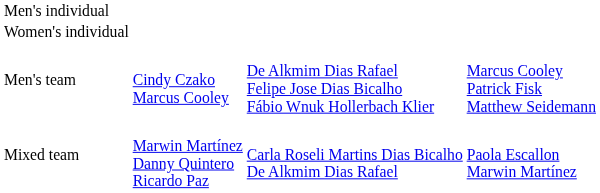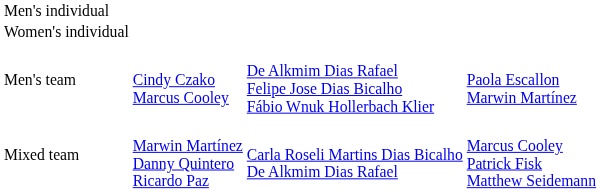(531, 89) Marcus Cooley Patrick Fisk Matthew Seidemann -> (522, 89) Paola Escallon Marwin Martínez
(522, 163) Paola Escallon Marwin Martínez -> (531, 163) Marcus Cooley Patrick Fisk Matthew Seidemann
